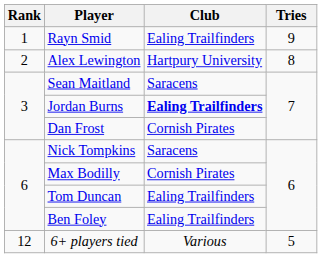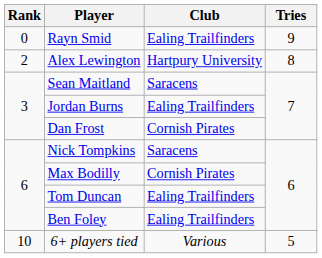(24, 38) 1 -> (24, 38) 0
(205, 106) bold -> (201, 106) normal
(24, 241) 12 -> (24, 241) 10
